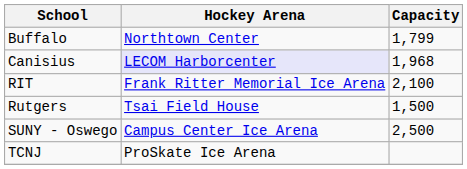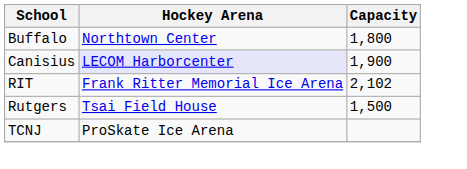(413, 39) 1,799 -> (371, 39) 1,800
(413, 62) 1,968 -> (371, 62) 1,900
(413, 85) 2,100 -> (371, 85) 2,102
- row: (63, 130)
